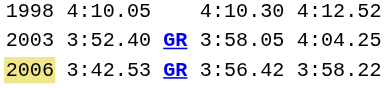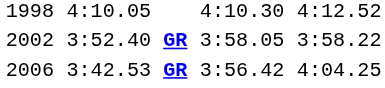(30, 41) 2003 -> (30, 41) 2002
(339, 41) 4:04.25 -> (339, 41) 3:58.22
(30, 70) khaki background -> (30, 70) no background
(339, 70) 3:58.22 -> (339, 70) 4:04.25
